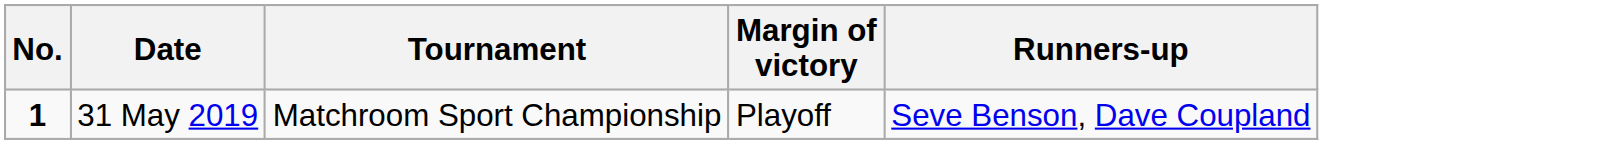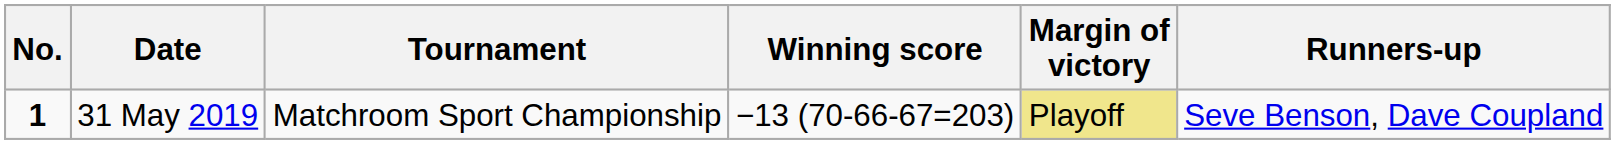+ column: (875, 48)
(783, 115) no background -> (1076, 115) khaki background
